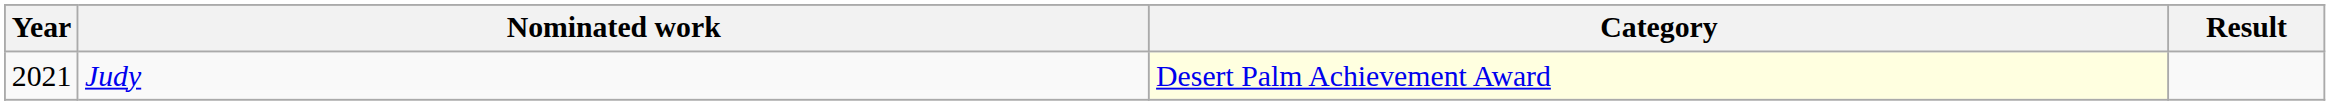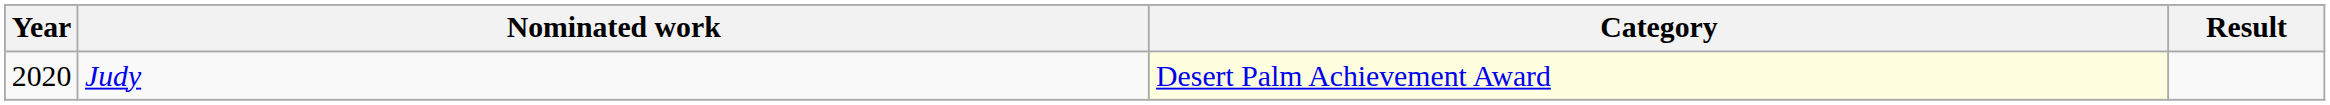(42, 75) 2021 -> (42, 75) 2020
